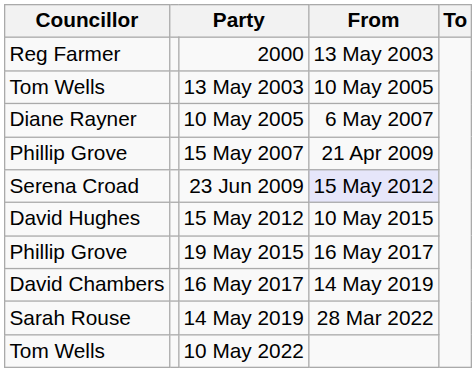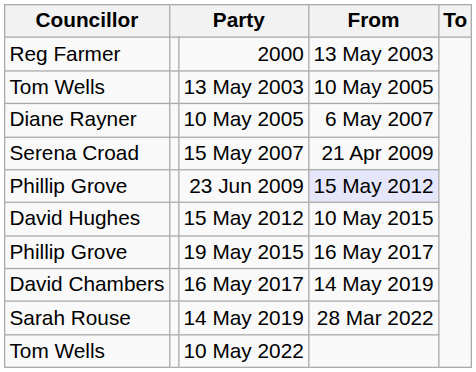(68, 152) Phillip Grove -> (74, 152) Serena Croad
(74, 185) Serena Croad -> (68, 185) Phillip Grove
